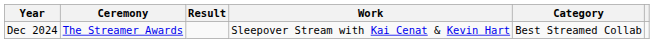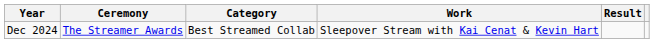columns swapped: (579, 13) <-> (207, 13)
